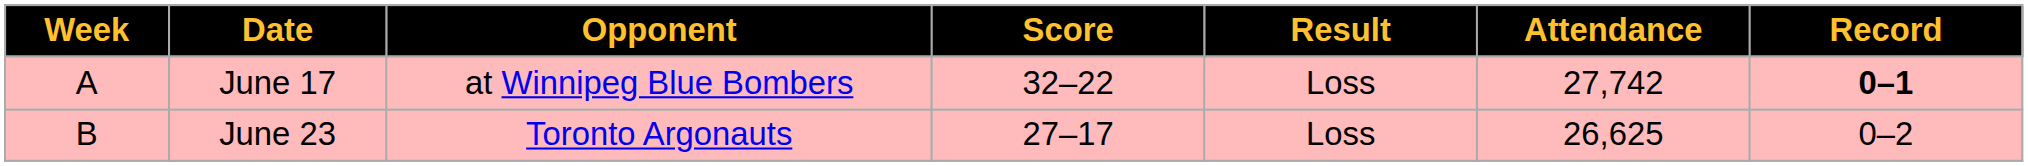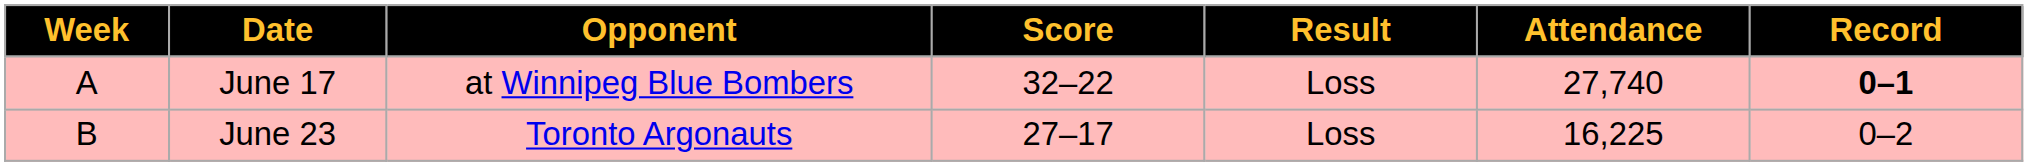(1613, 82) 27,742 -> (1613, 82) 27,740
(1613, 134) 26,625 -> (1613, 134) 16,225
